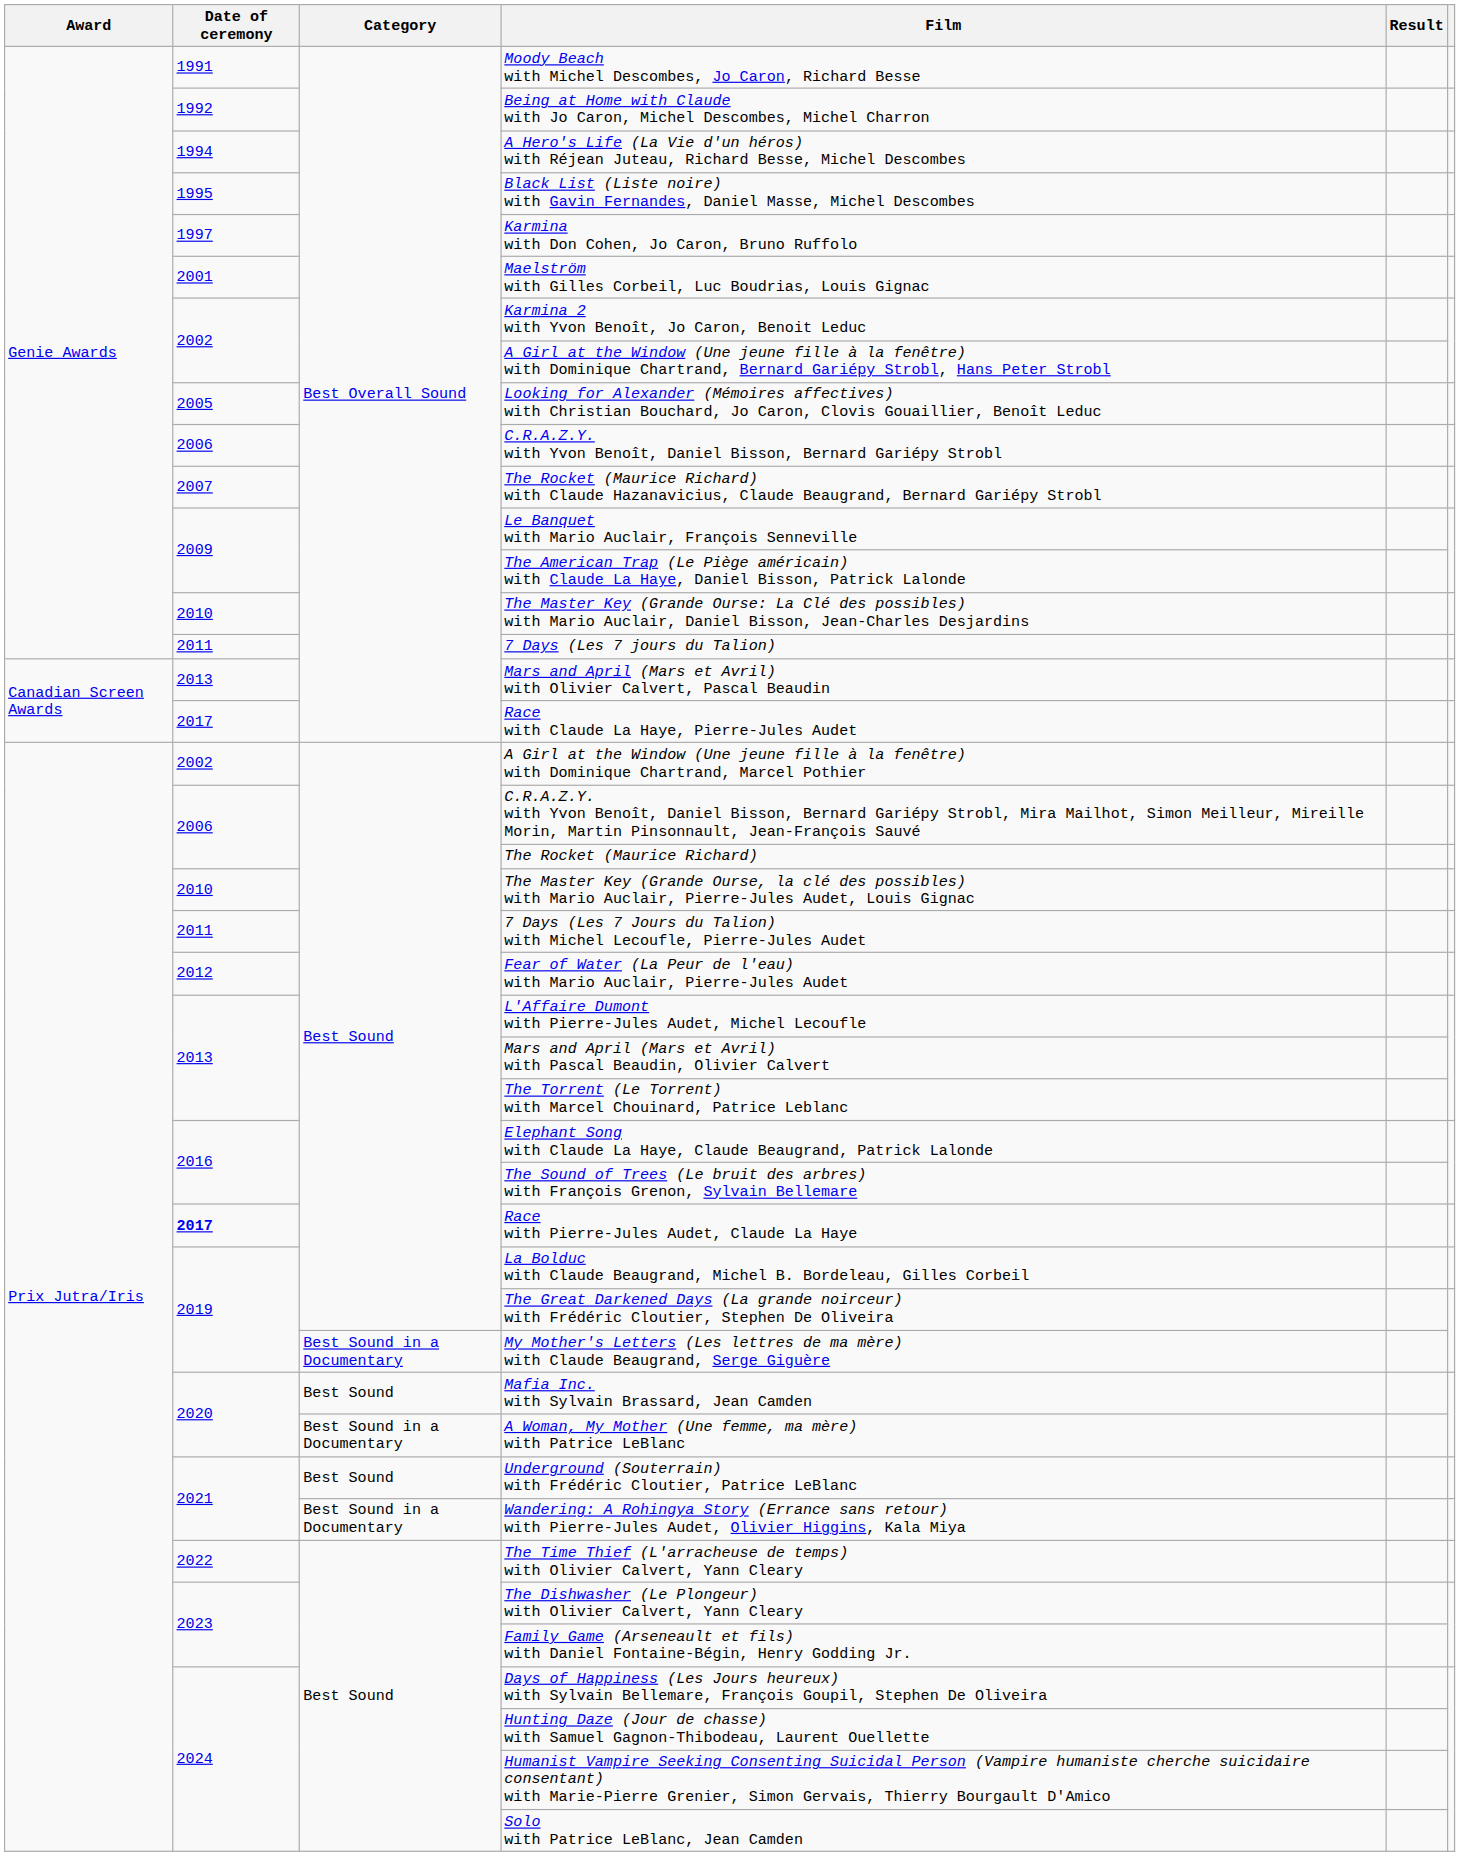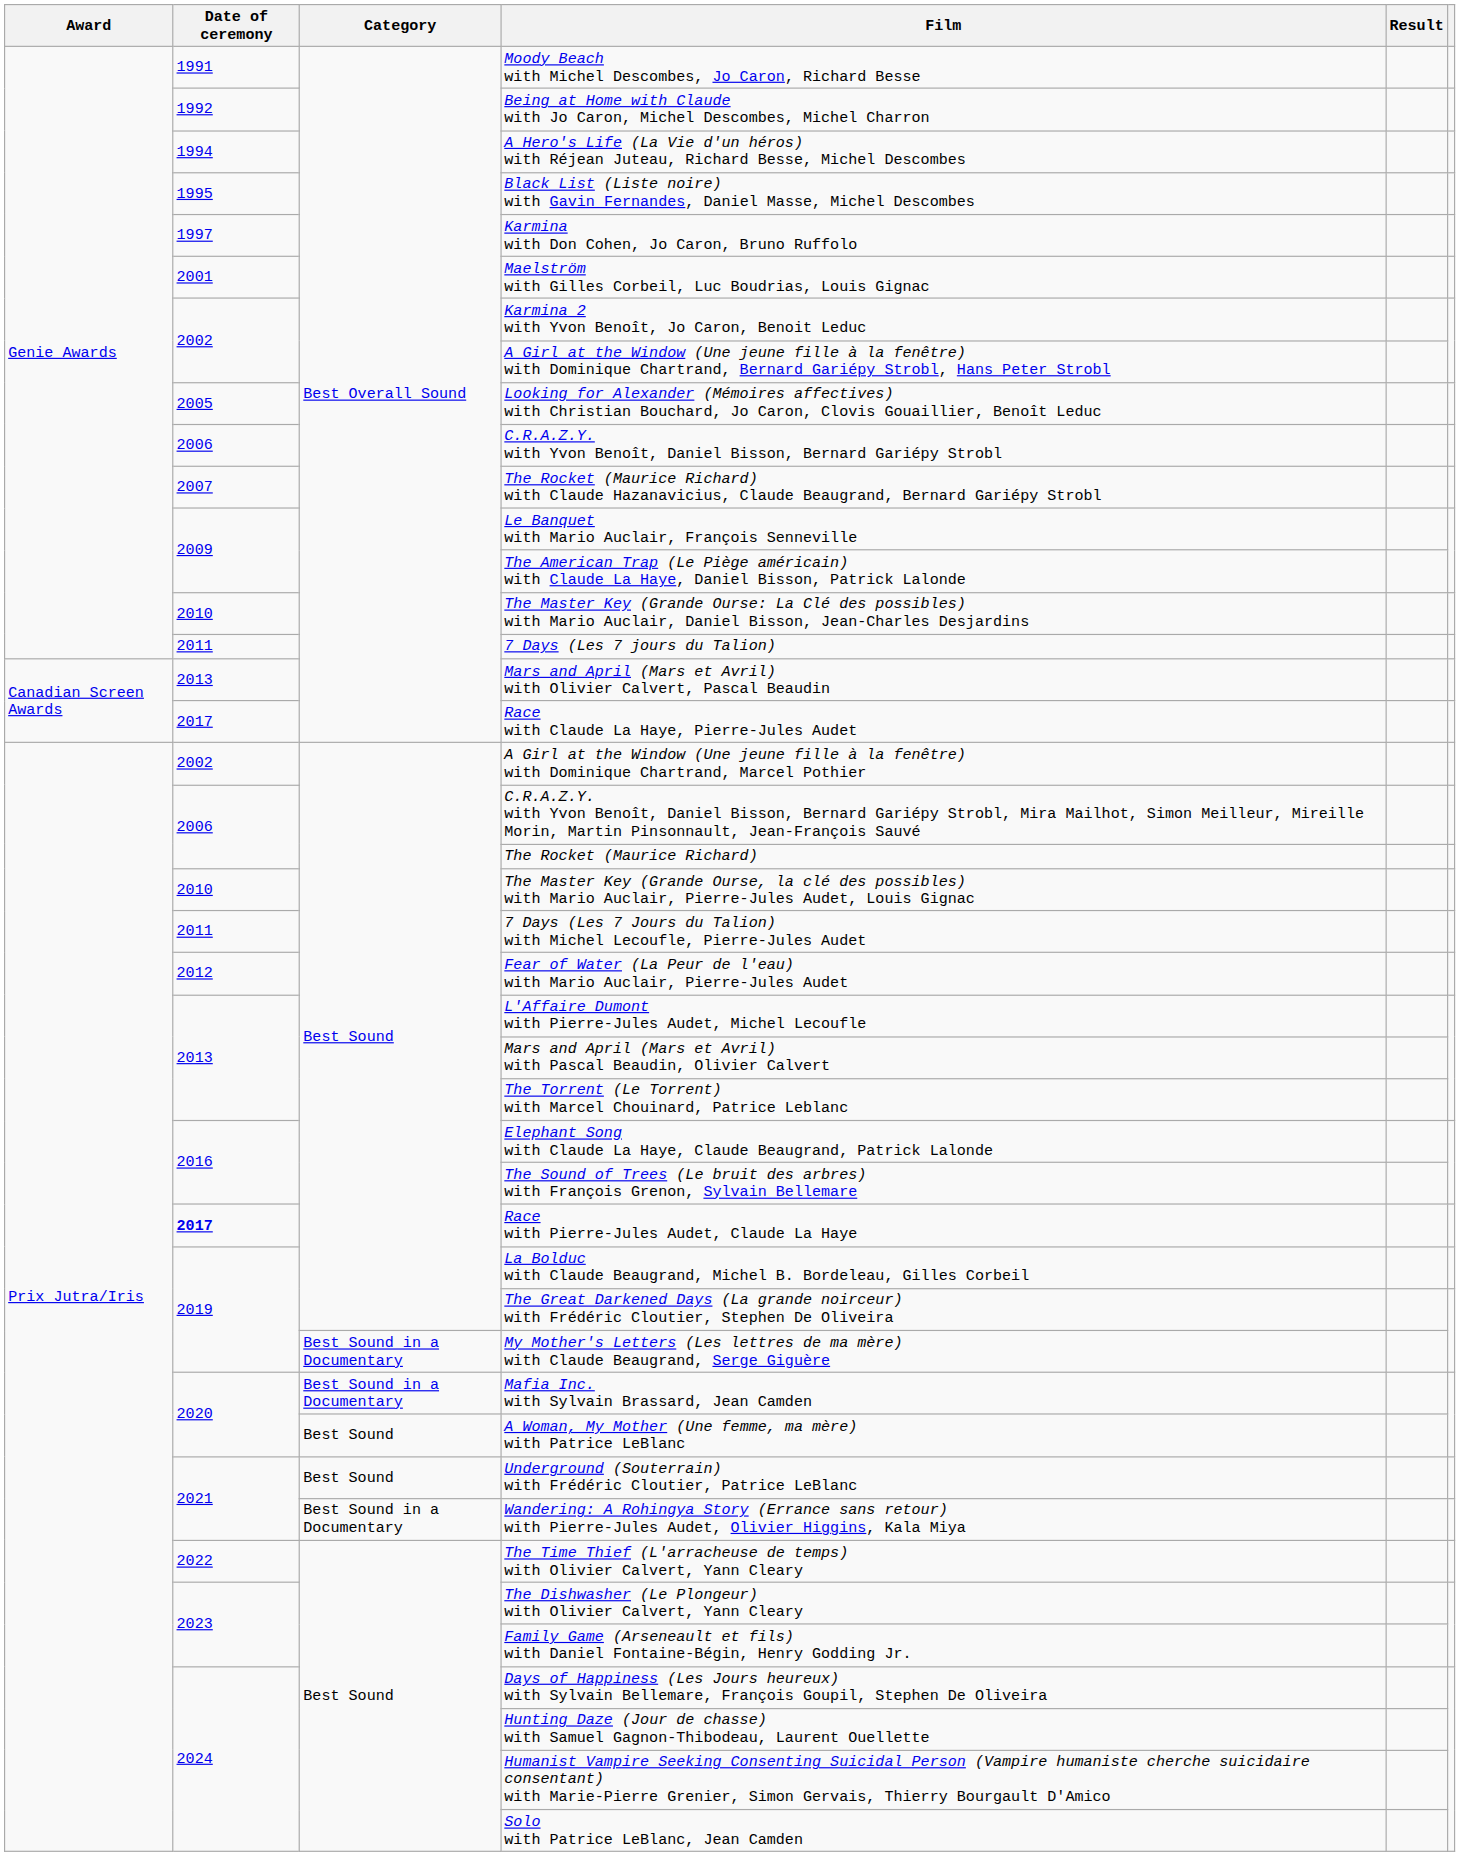(349, 1393) Best Sound -> (371, 1393) Best Sound in a Documentary
(371, 1435) Best Sound in a Documentary -> (349, 1435) Best Sound
